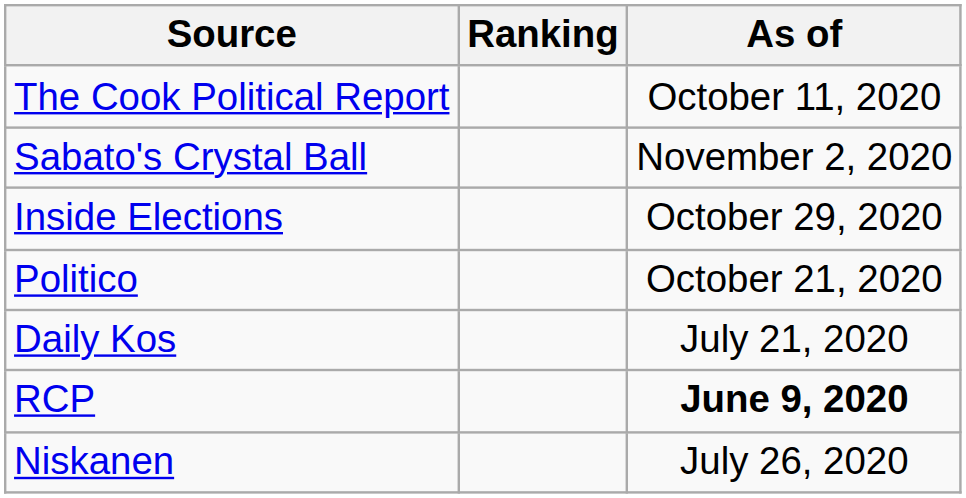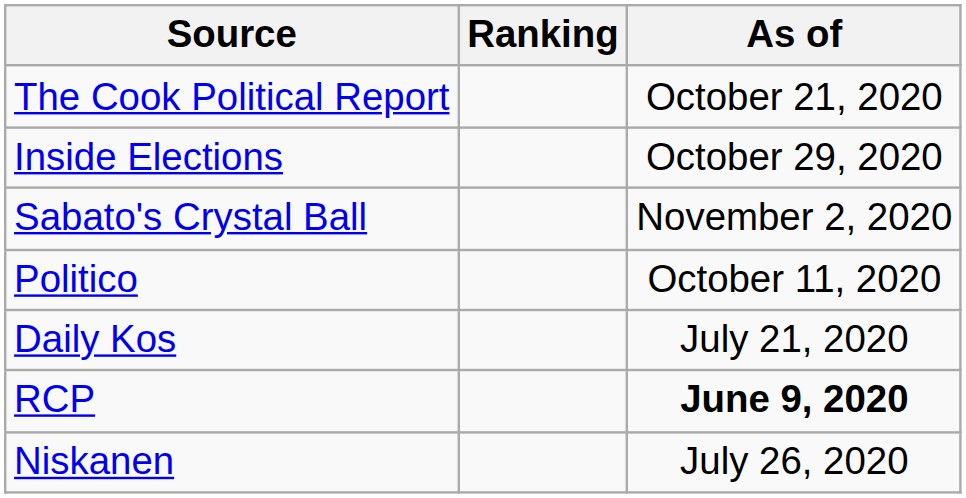(794, 95) October 11, 2020 -> (794, 95) October 21, 2020
rows swapped: (149, 217) <-> (191, 156)
(794, 278) October 21, 2020 -> (794, 278) October 11, 2020
